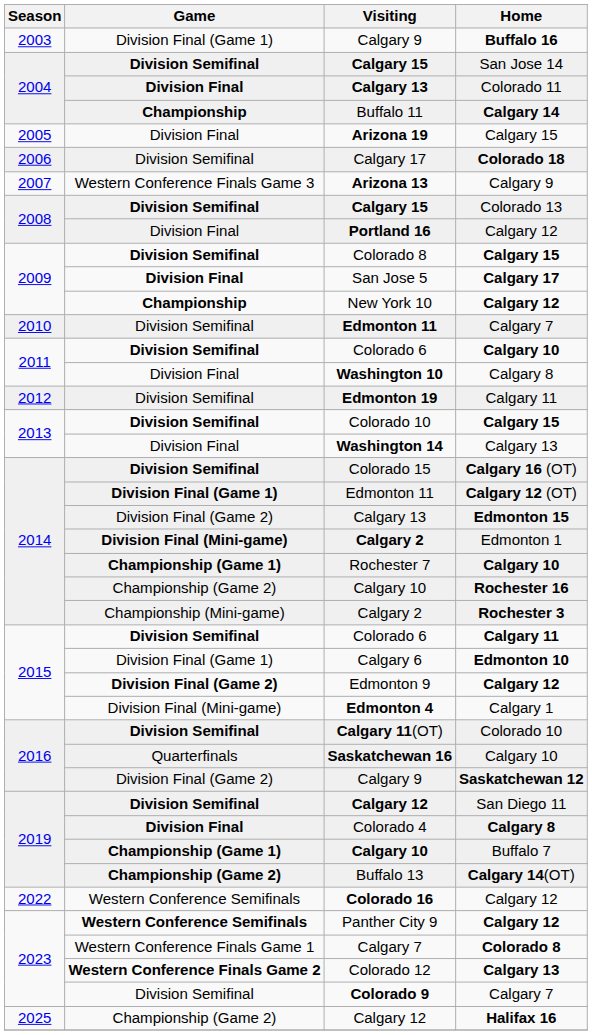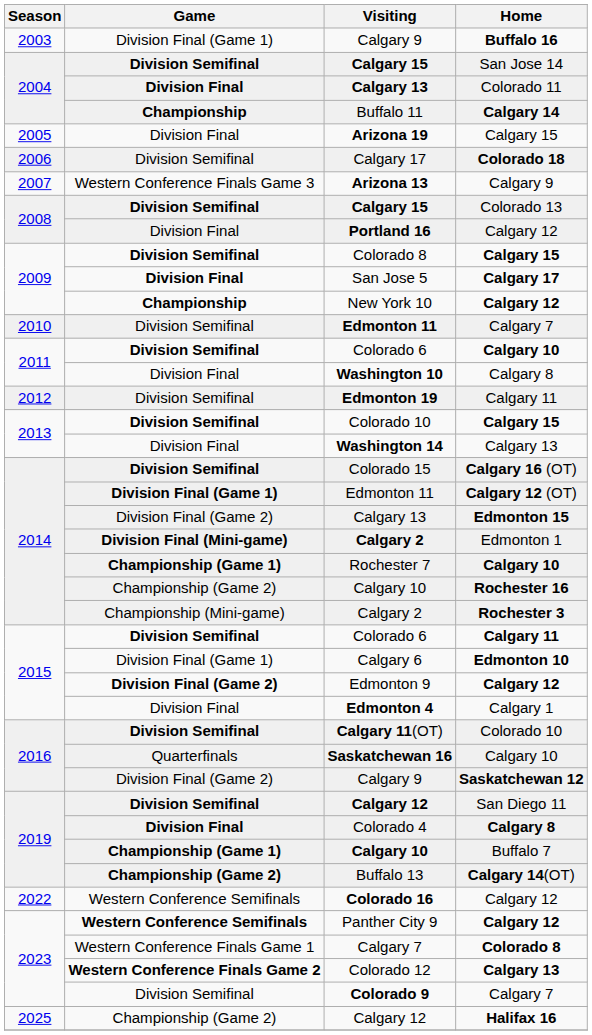(194, 708) Division Final (Mini-game) -> (194, 708) Division Final
